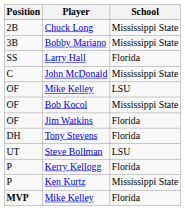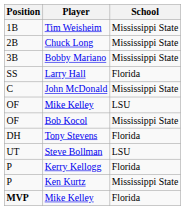+ row: (12, 27)
- row: (13, 120)
